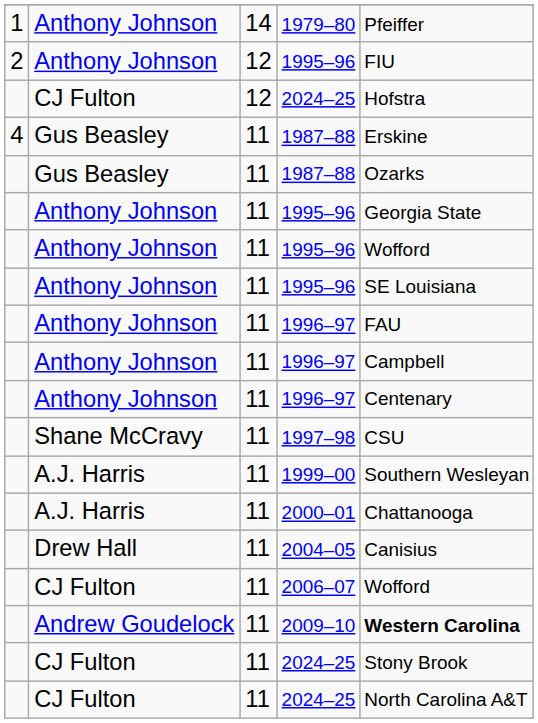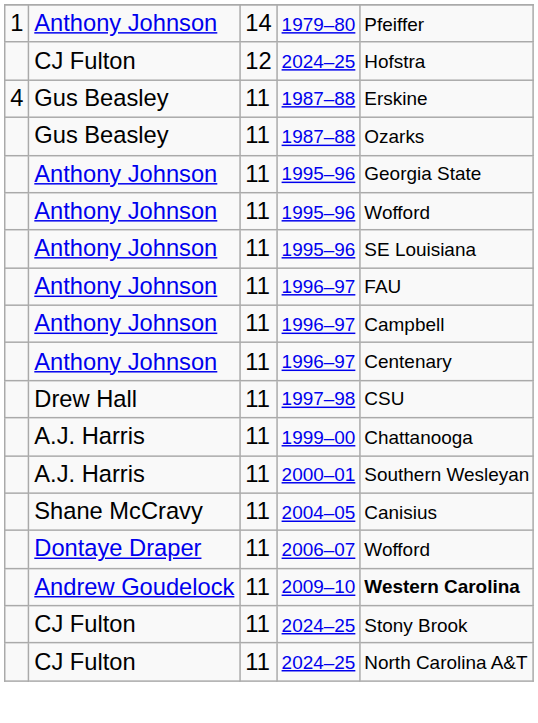- row: (17, 60)
(119, 436) Shane McCravy -> (86, 398) Drew Hall
(447, 474) Southern Wesleyan -> (419, 437) Chattanooga
(419, 512) Chattanooga -> (447, 474) Southern Wesleyan
(86, 549) Drew Hall -> (119, 511) Shane McCravy
(85, 586) CJ Fulton -> (118, 549) Dontaye Draper
